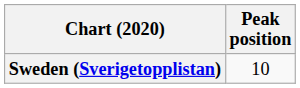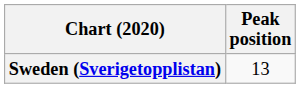(260, 68) 10 -> (260, 68) 13
